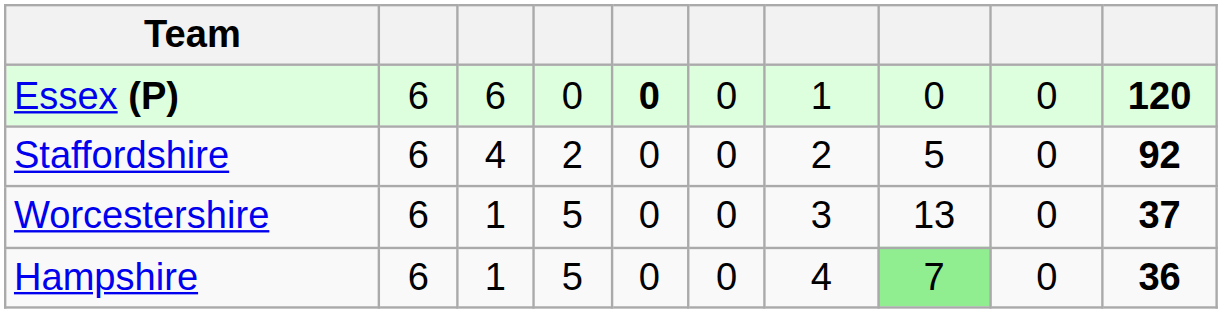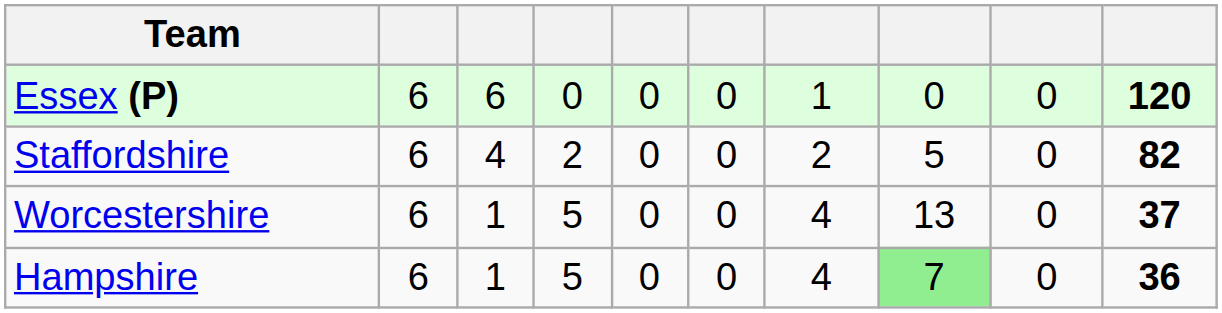(649, 95) bold -> (649, 95) normal
(1160, 155) 92 -> (1160, 155) 82
(821, 215) 3 -> (821, 215) 4
